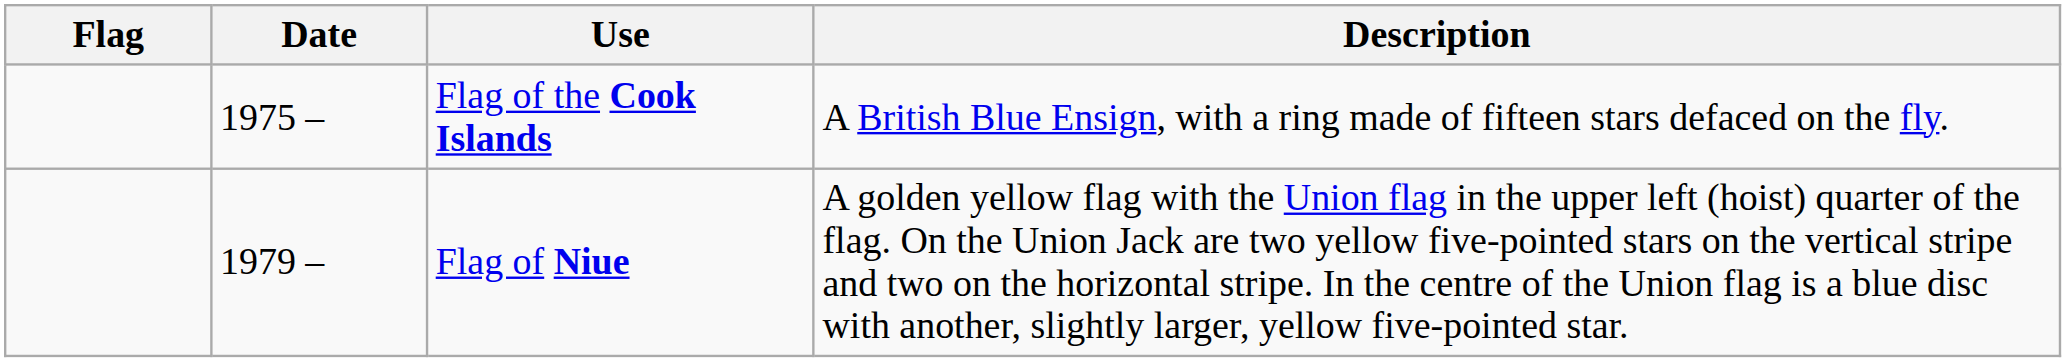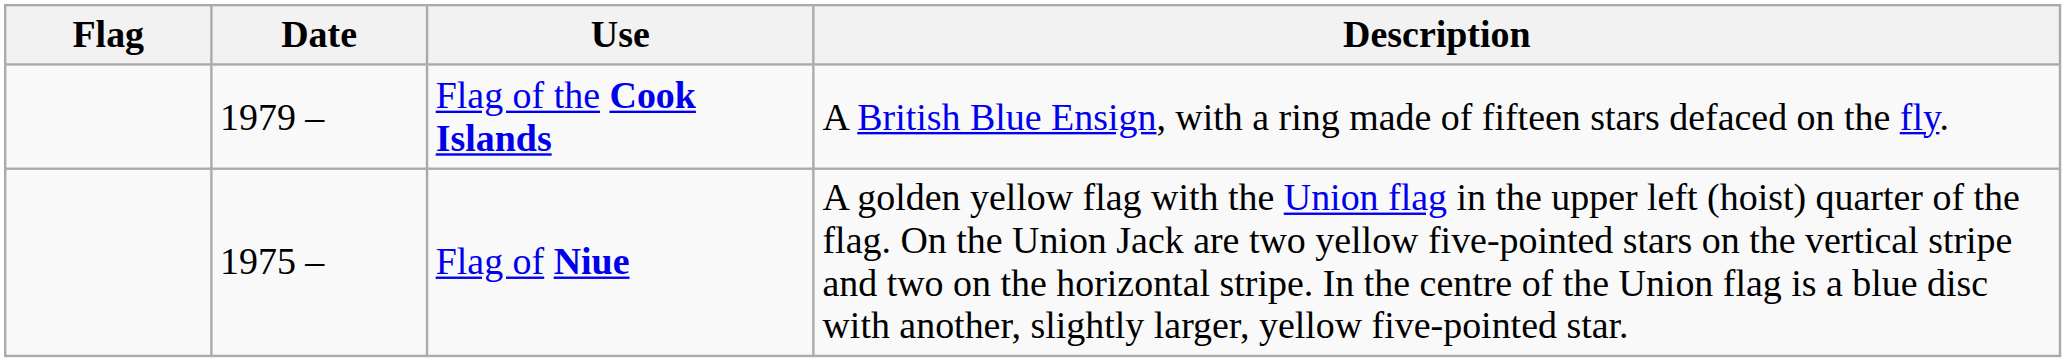(272, 116) 1975 – -> (272, 116) 1979 –
(272, 261) 1979 – -> (272, 261) 1975 –
